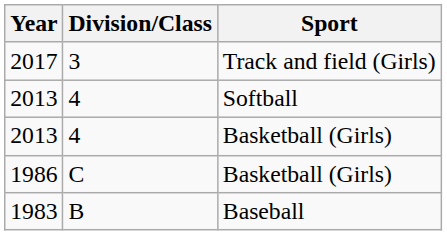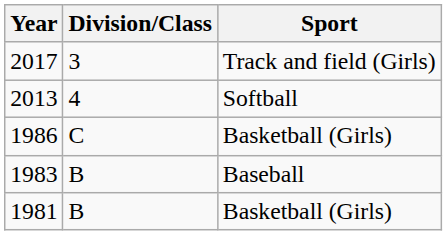- row: (34, 135)
+ row: (34, 211)
